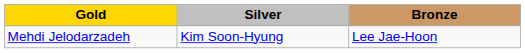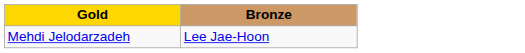- column: (263, 15)
